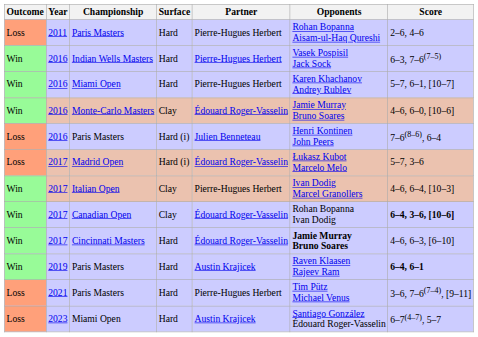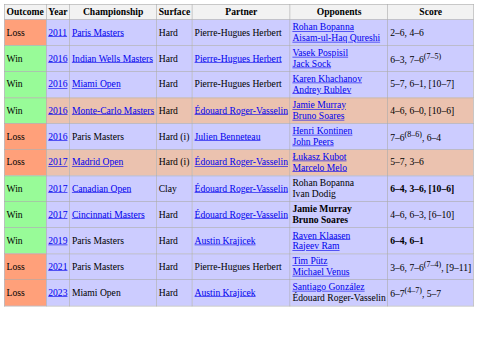(168, 110) Clay -> (168, 110) Hard
- row: (58, 188)
